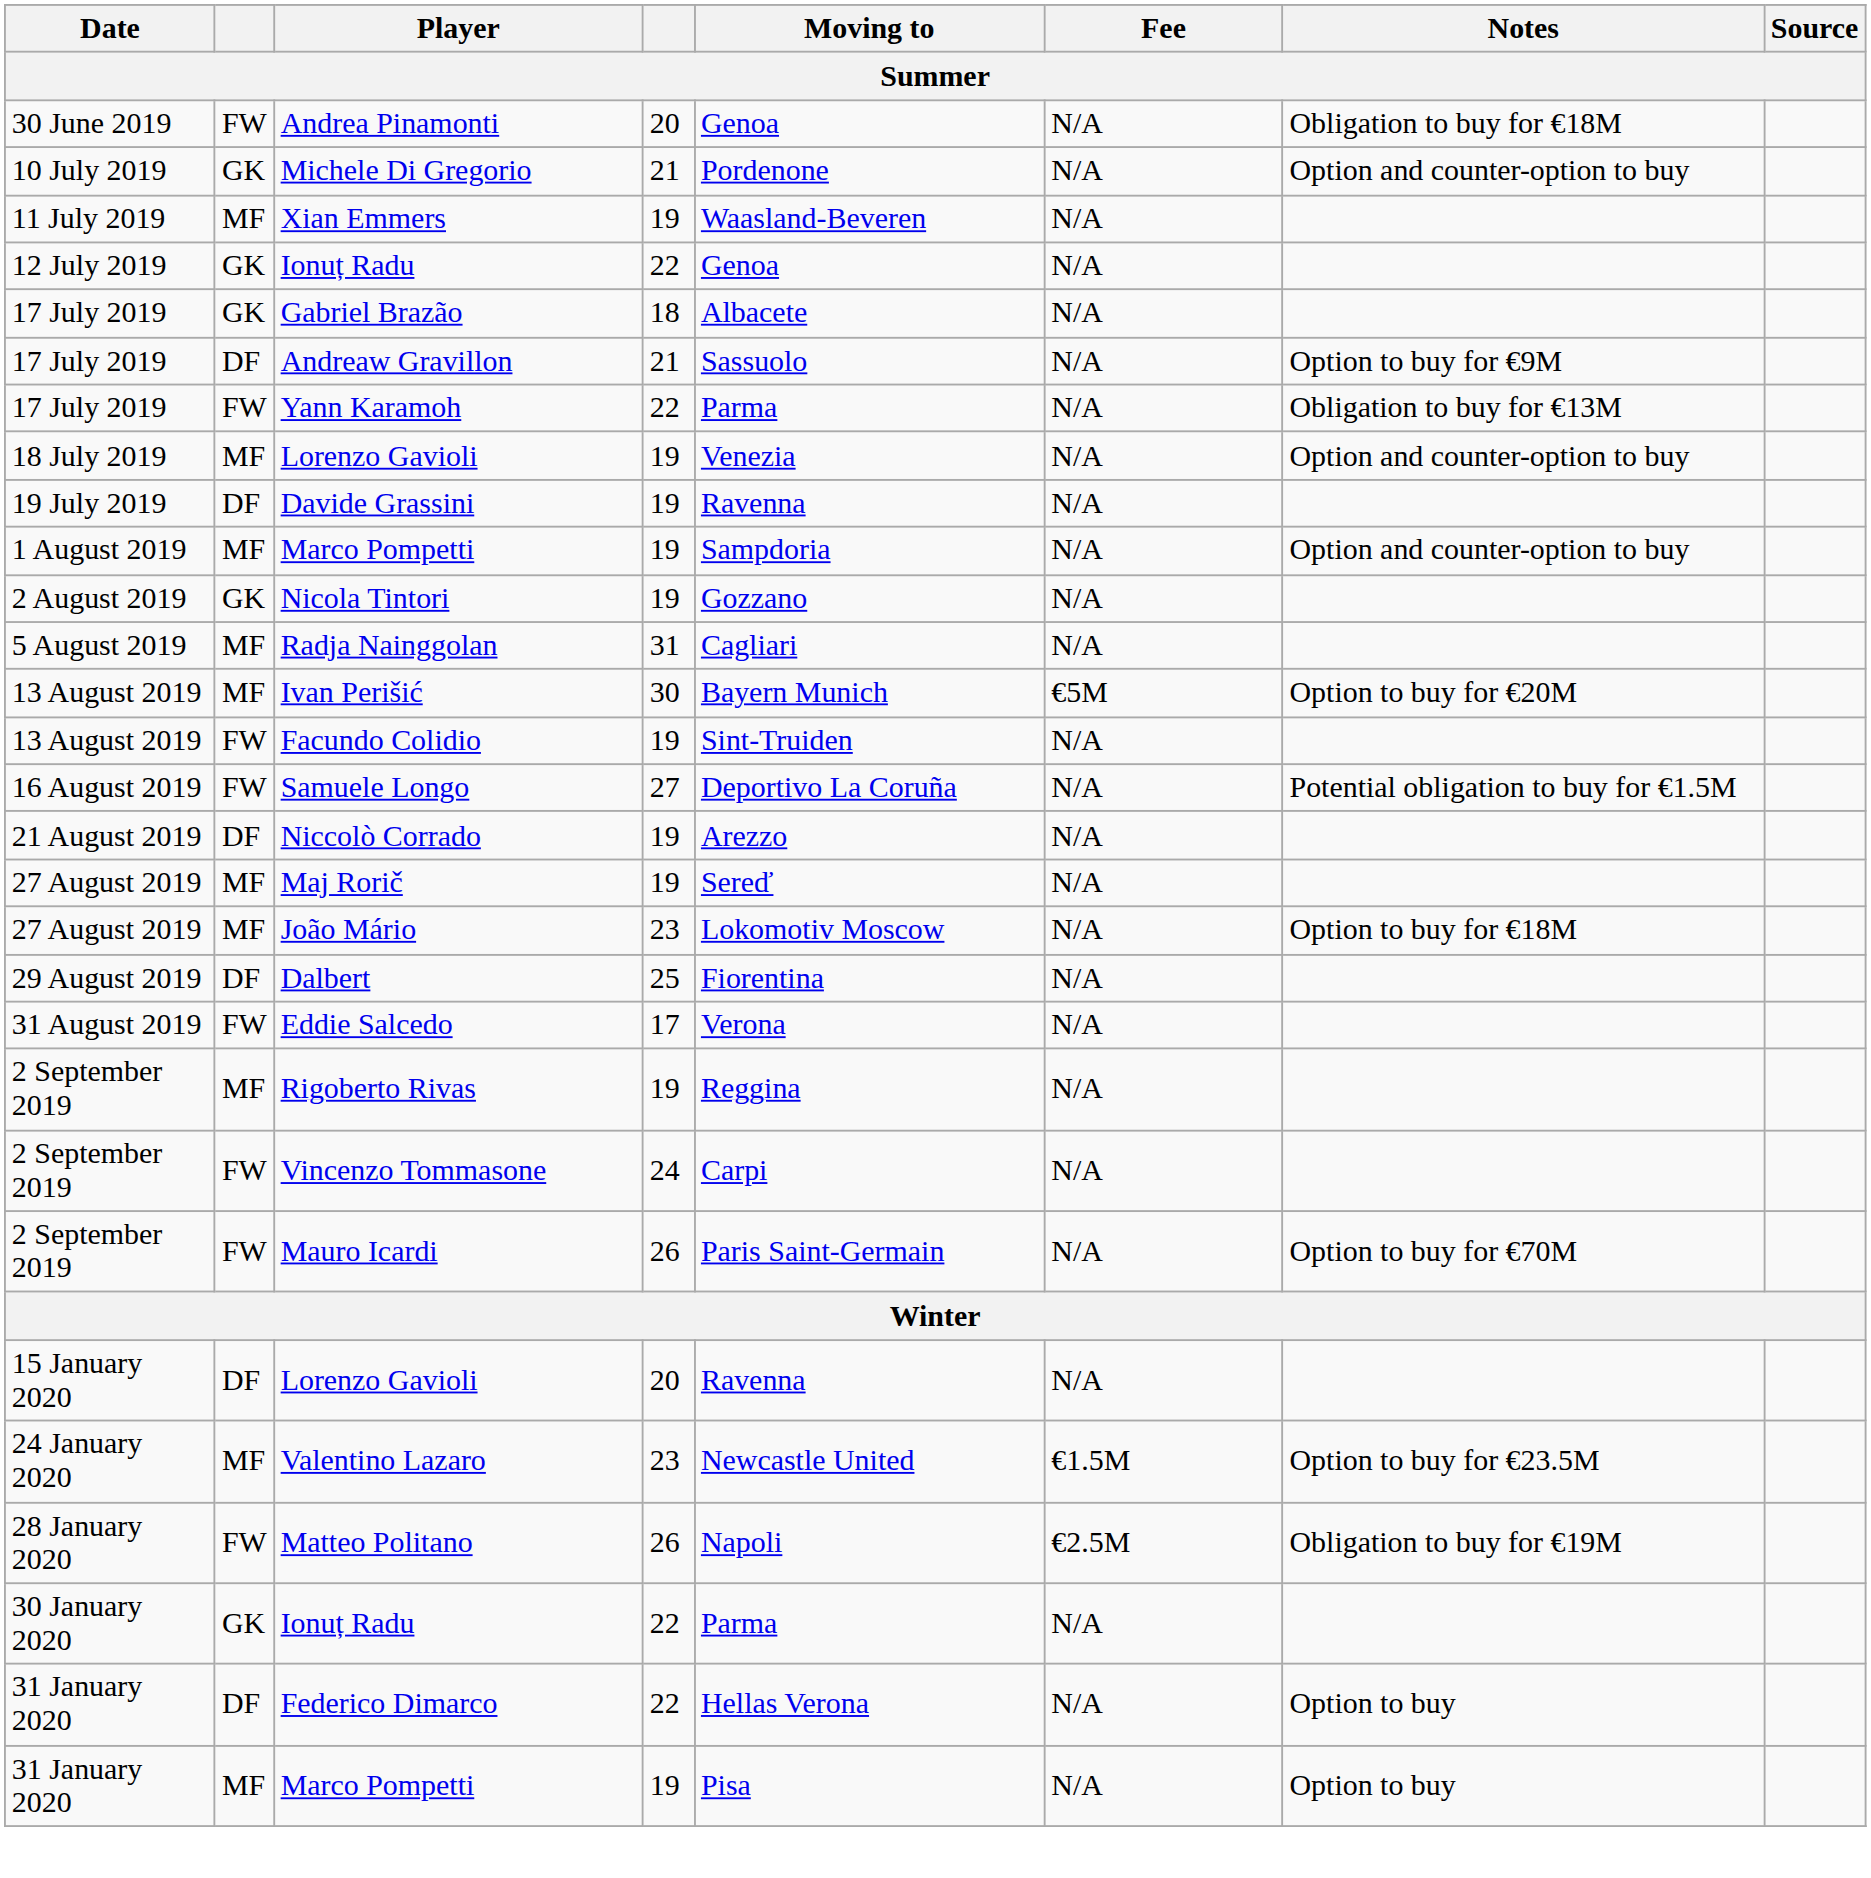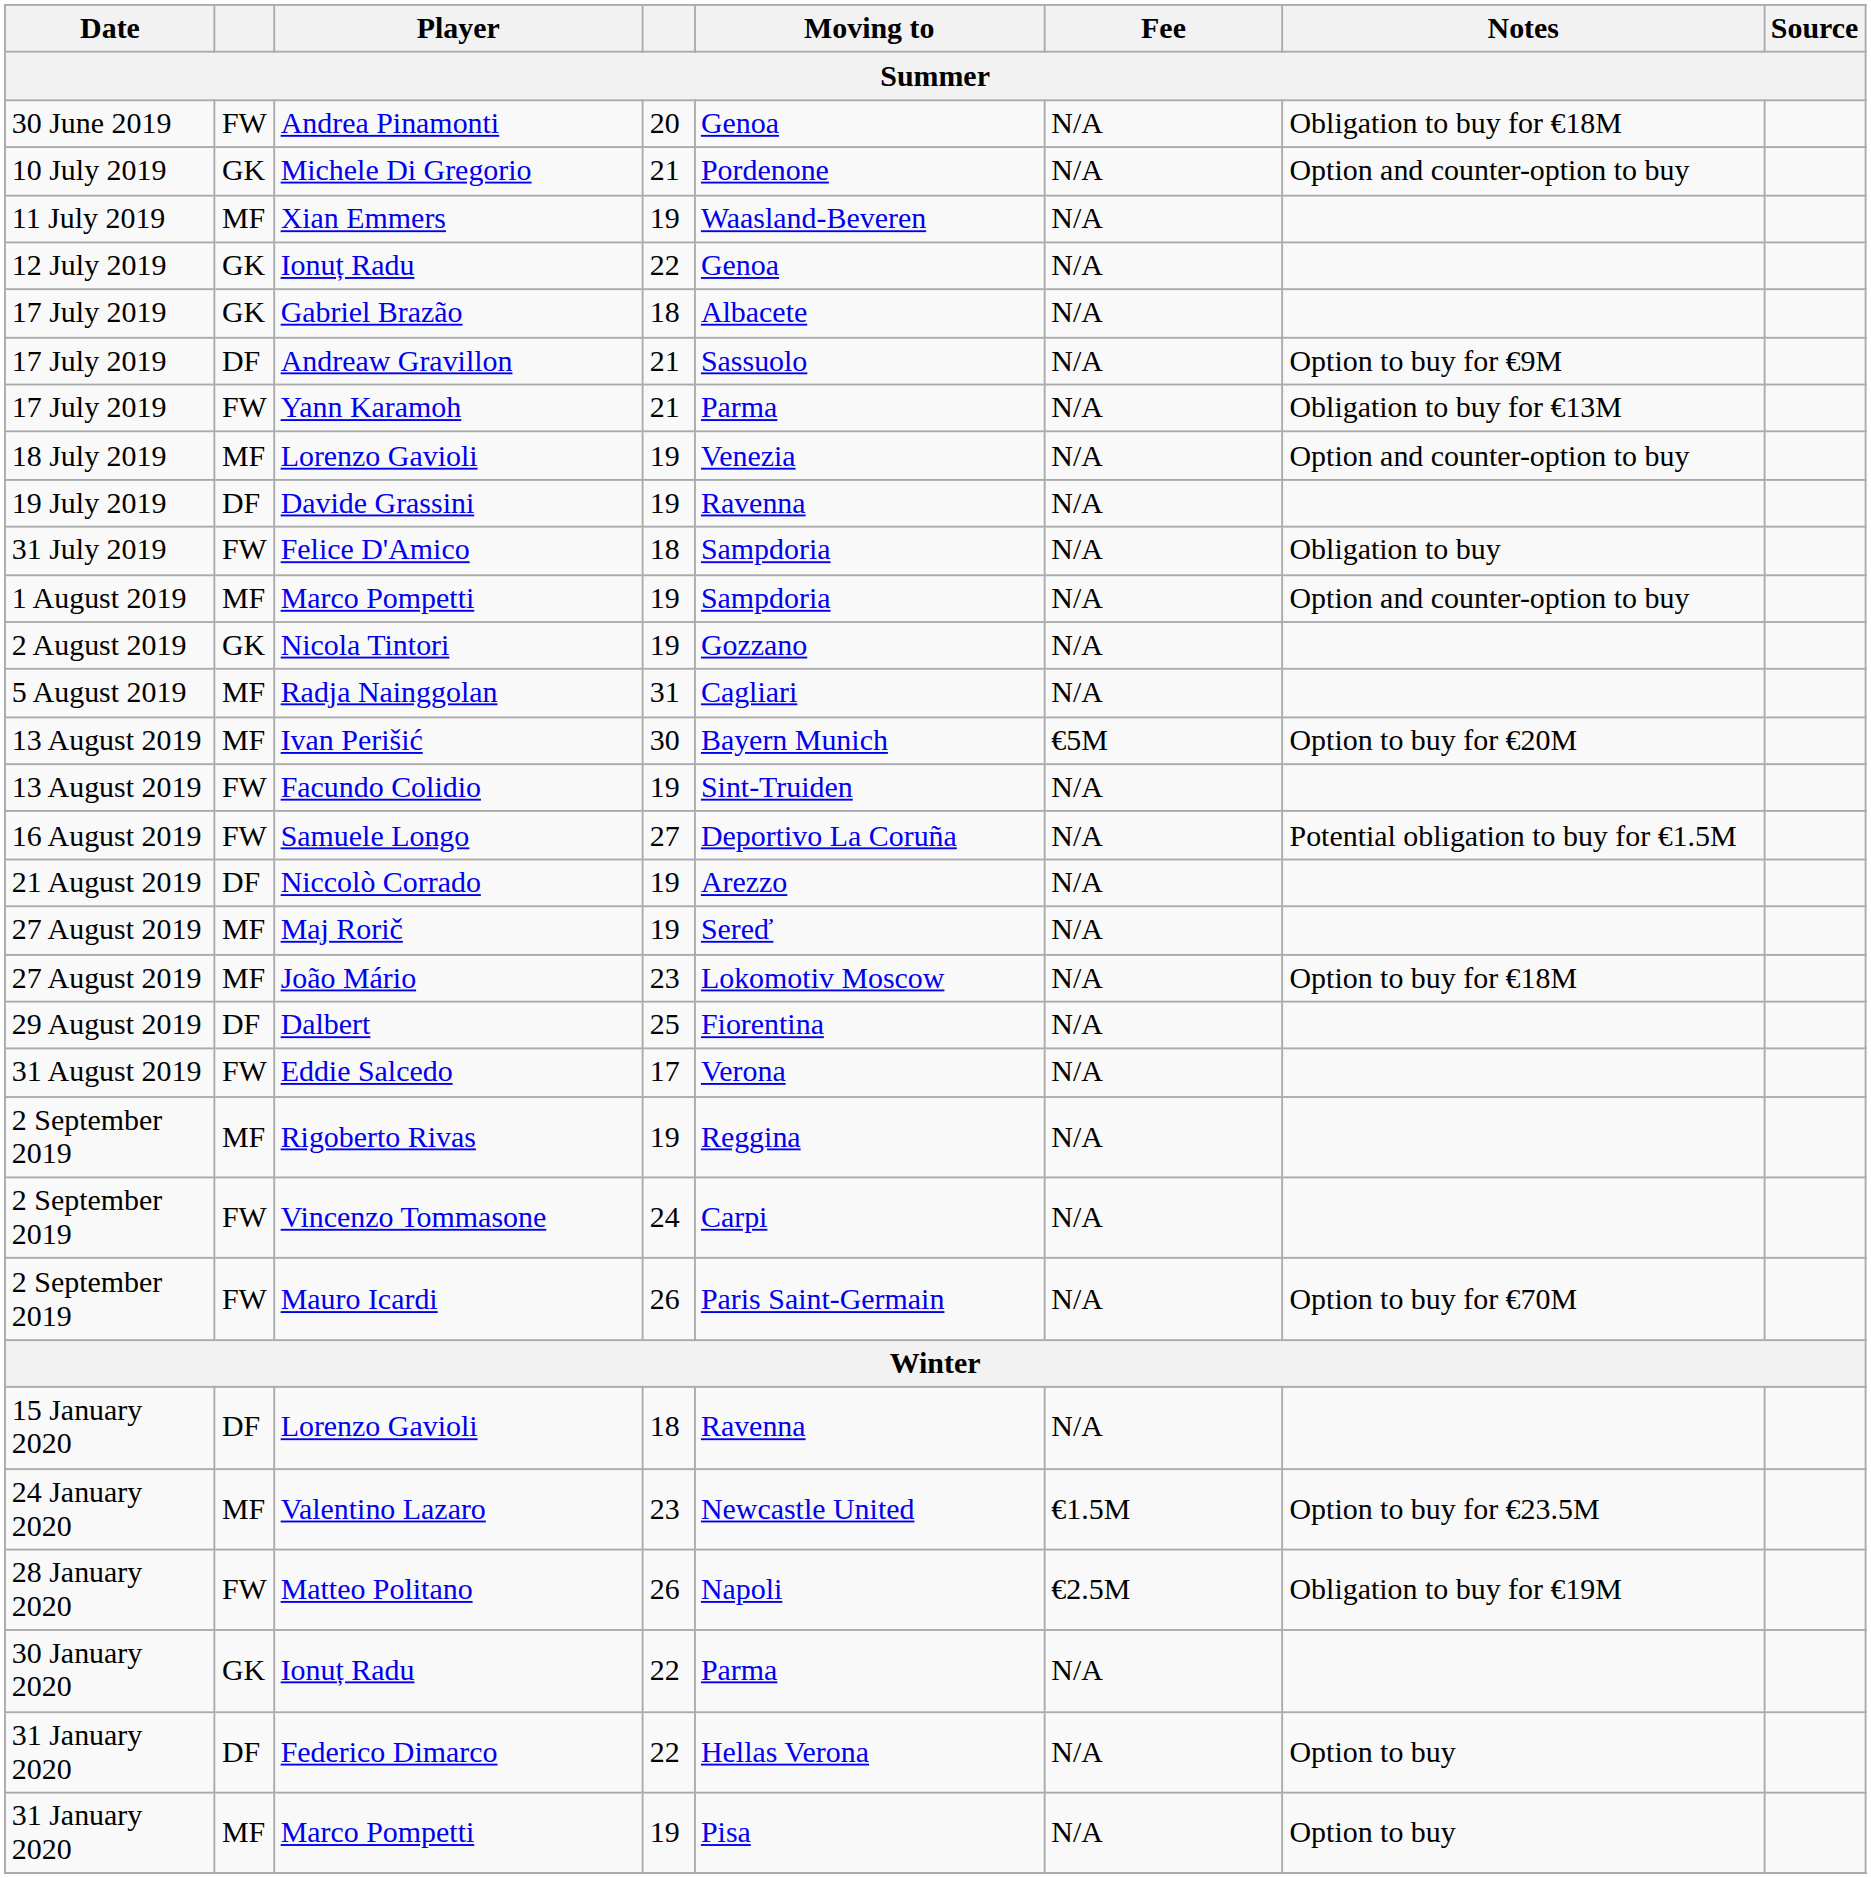(665, 407) 22 -> (665, 407) 21
+ row: (89, 550)
(665, 1379) 20 -> (665, 1427) 18
